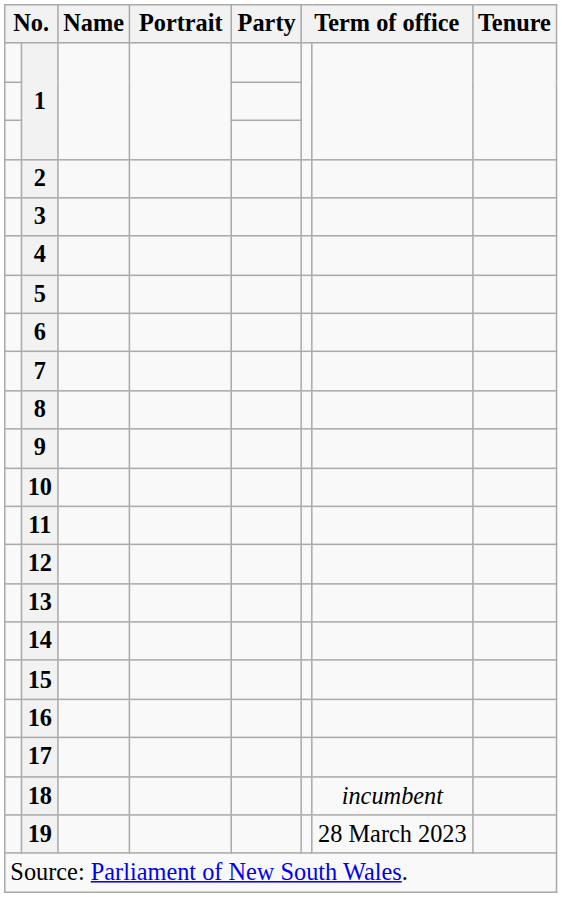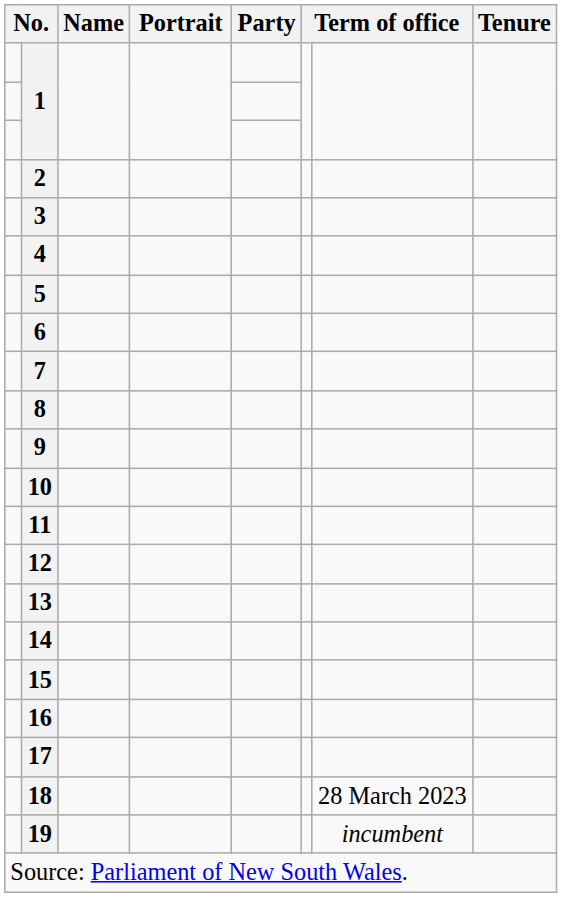(392, 795) incumbent -> (392, 795) 28 March 2023
(392, 833) 28 March 2023 -> (392, 833) incumbent
